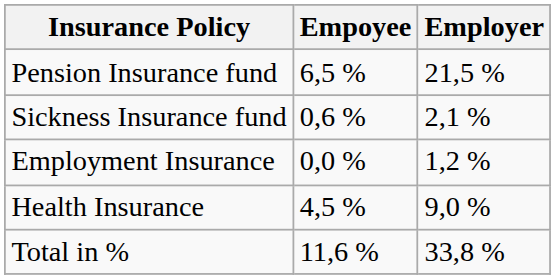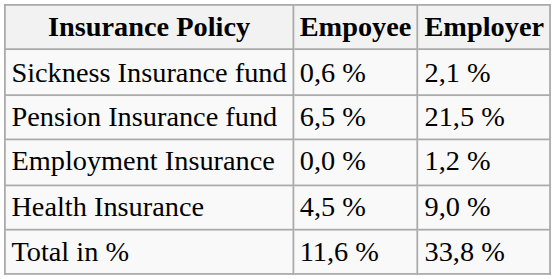rows swapped: (144, 71) <-> (149, 116)
